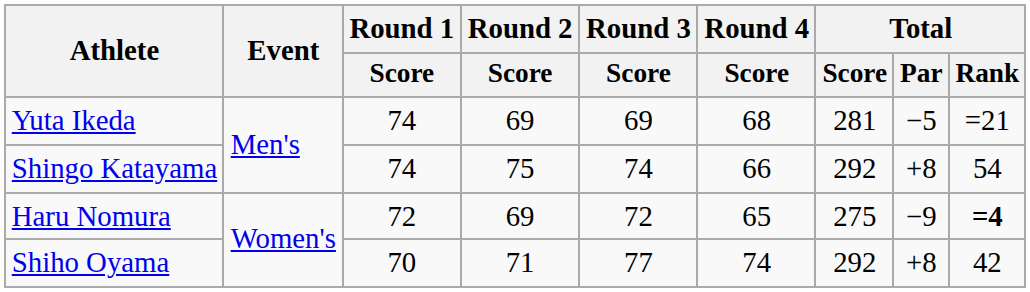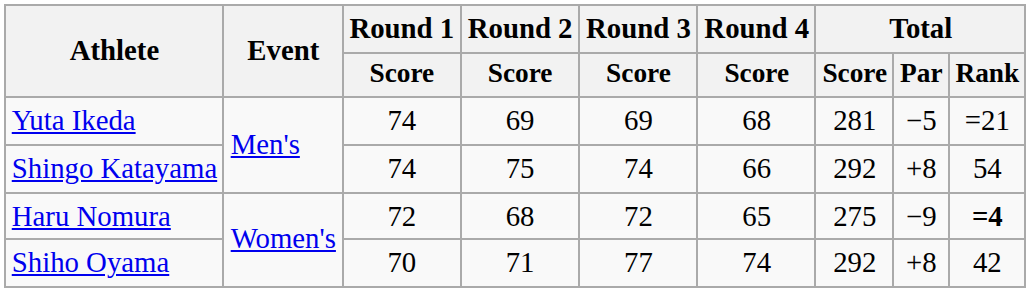(520, 216) 69 -> (520, 216) 68
